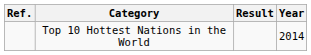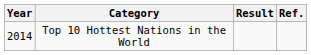columns swapped: (292, 13) <-> (20, 13)
